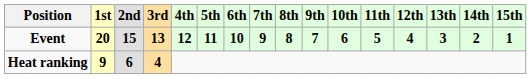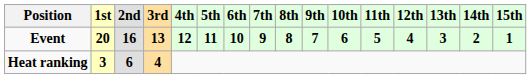(129, 38) 15 -> (129, 38) 16
(103, 61) 9 -> (103, 61) 3
